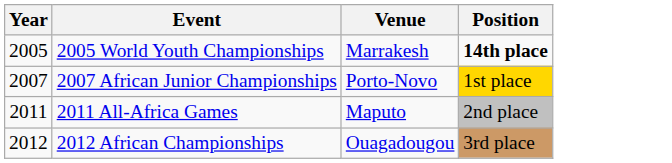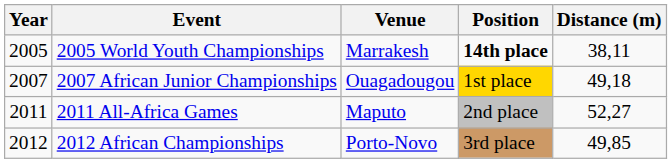+ column: (609, 19)
(392, 81) Porto-Novo -> (400, 81) Ouagadougou
(400, 142) Ouagadougou -> (392, 142) Porto-Novo
